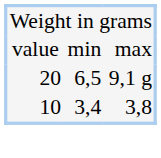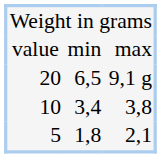+ row: (56, 135)
